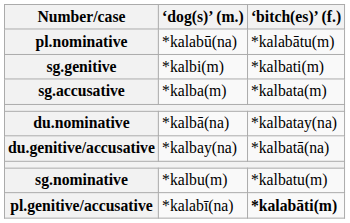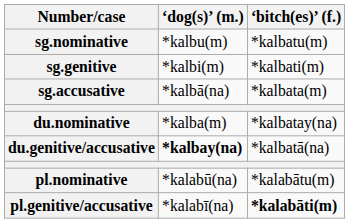rows swapped: (81, 180) <-> (81, 41)
(194, 91) *kalba(m) -> (196, 91) *kalbā(na)
(196, 123) *kalbā(na) -> (194, 123) *kalba(m)
(200, 148) normal -> (202, 148) bold
